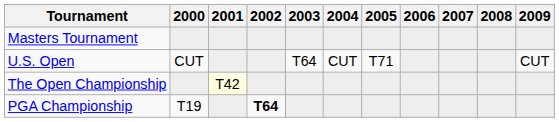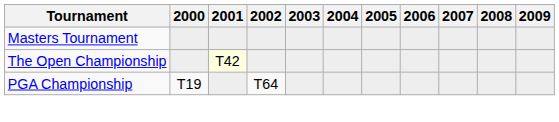- row: (41, 61)
(266, 106) bold -> (266, 84) normal
